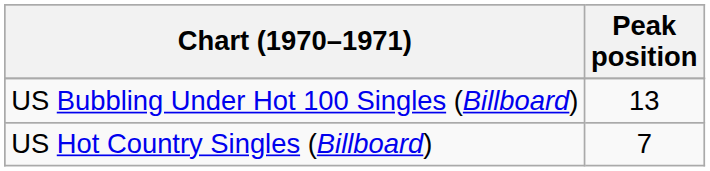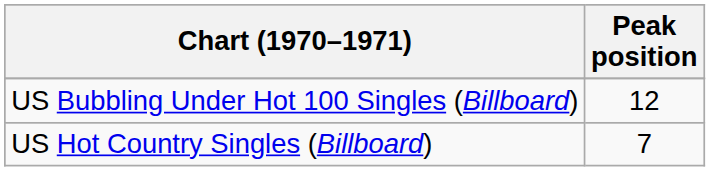(644, 100) 13 -> (644, 100) 12
